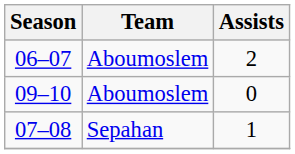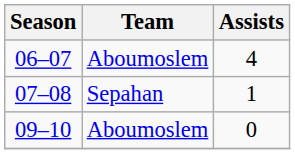(251, 58) 2 -> (251, 58) 4
rows swapped: (43, 129) <-> (43, 93)
